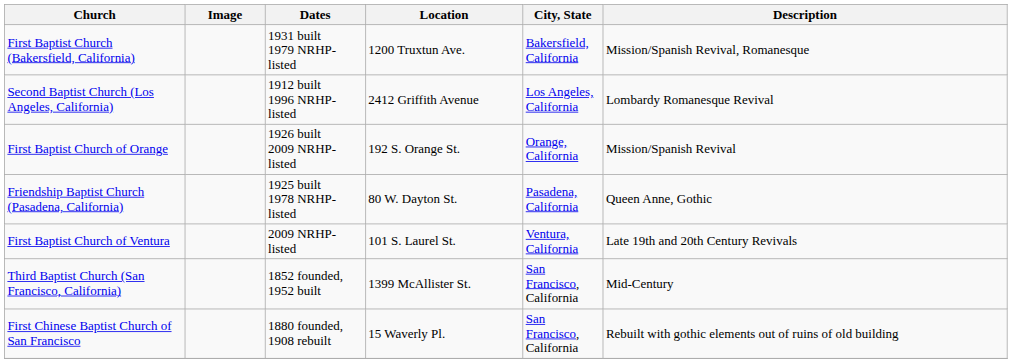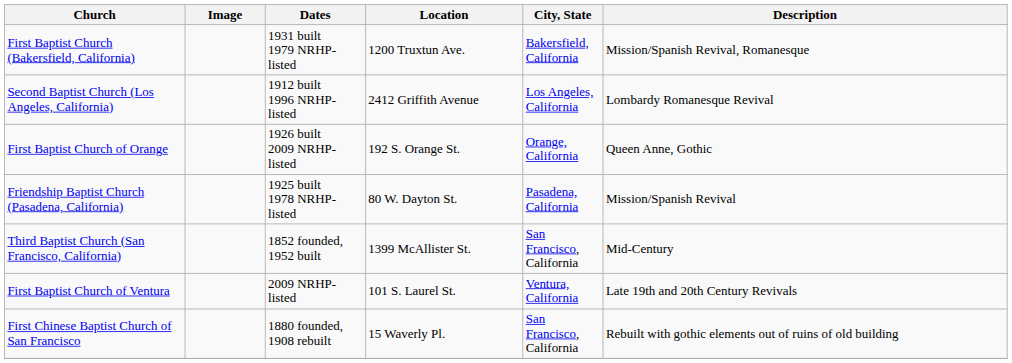(671, 149) Mission/Spanish Revival -> (659, 149) Queen Anne, Gothic
(659, 199) Queen Anne, Gothic -> (671, 199) Mission/Spanish Revival
rows swapped: (76, 283) <-> (89, 241)
